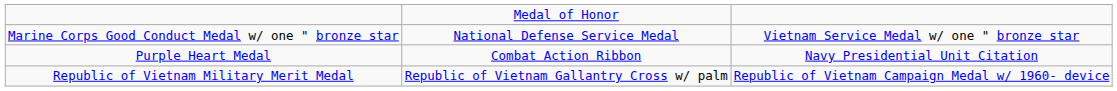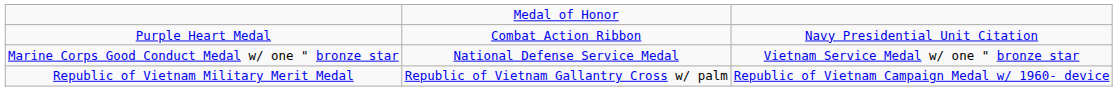rows swapped: (203, 55) <-> (203, 35)
